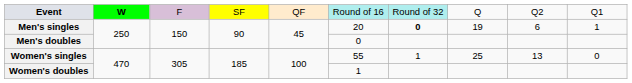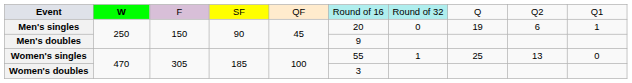(418, 27) bold -> (418, 27) normal
(358, 42) 0 -> (358, 42) 9
(358, 71) 1 -> (358, 71) 3
